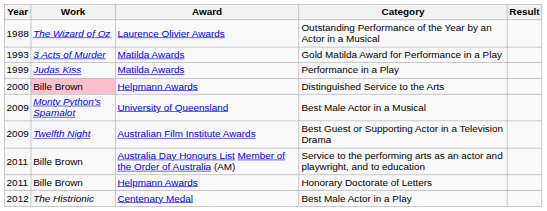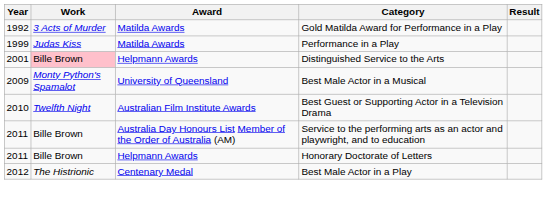- row: (397, 33)
(18, 54) 1993 -> (18, 28) 1992
(18, 86) 2000 -> (18, 59) 2001
(18, 134) 2009 -> (18, 107) 2010
